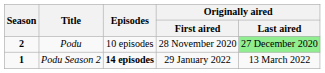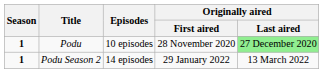(21, 44) 2 -> (21, 44) 1
(130, 60) bold -> (129, 60) normal
